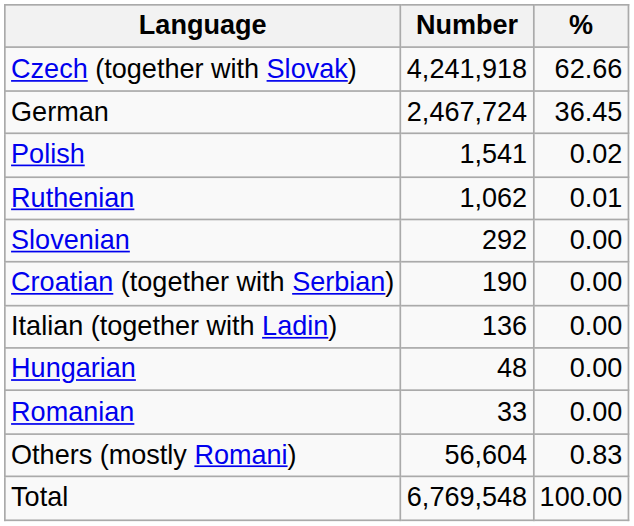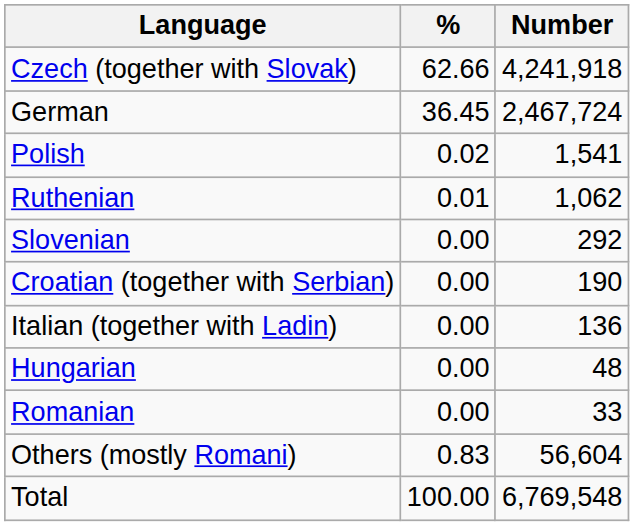columns swapped: (467, 25) <-> (581, 25)
